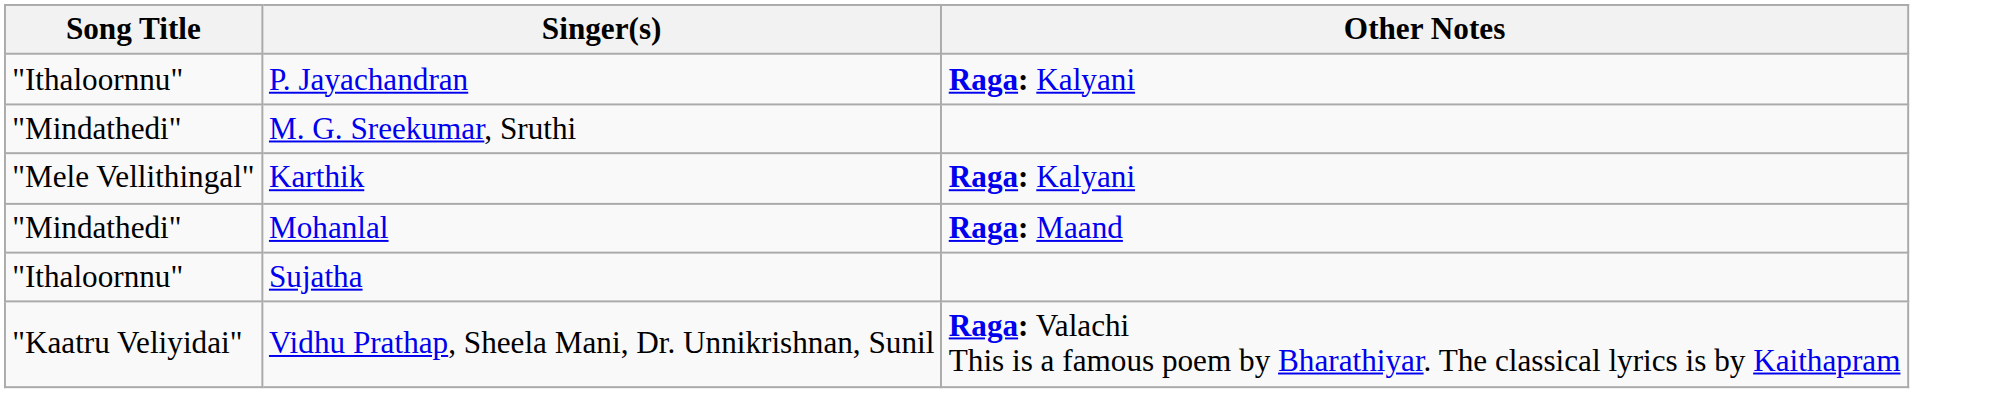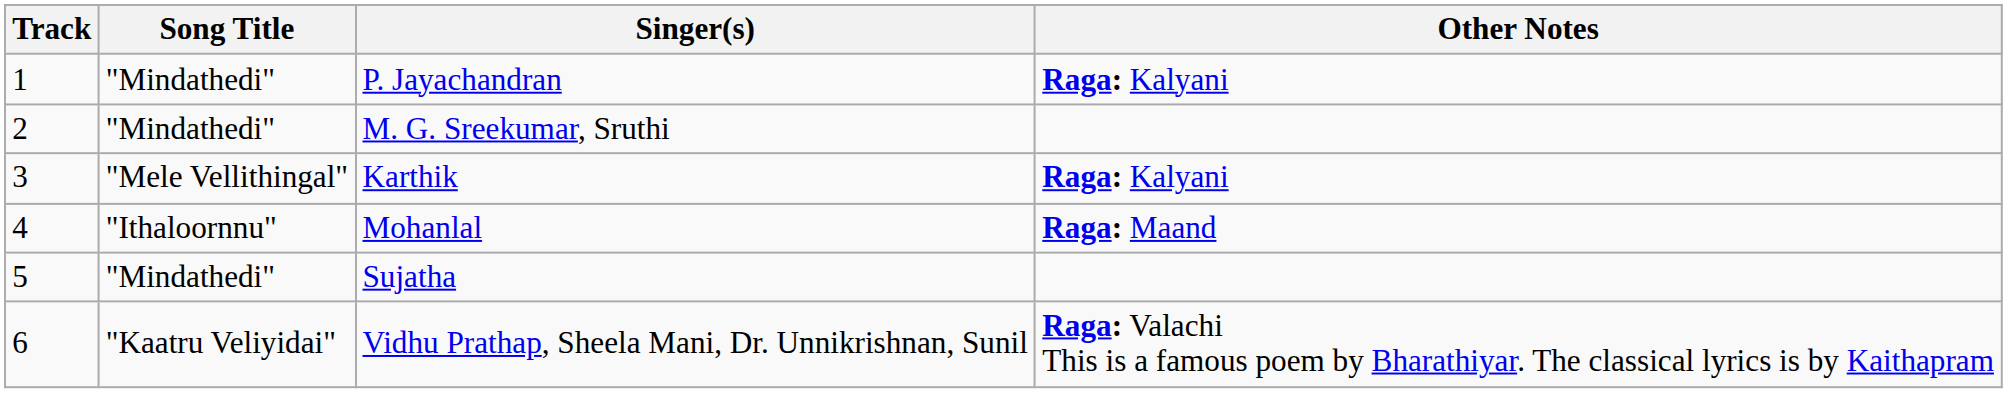+ column: (52, 29)
(98, 78) "Ithaloornnu" -> (190, 78) "Mindathedi"
(97, 227) "Mindathedi" -> (191, 227) "Ithaloornnu"
(98, 276) "Ithaloornnu" -> (190, 276) "Mindathedi"
